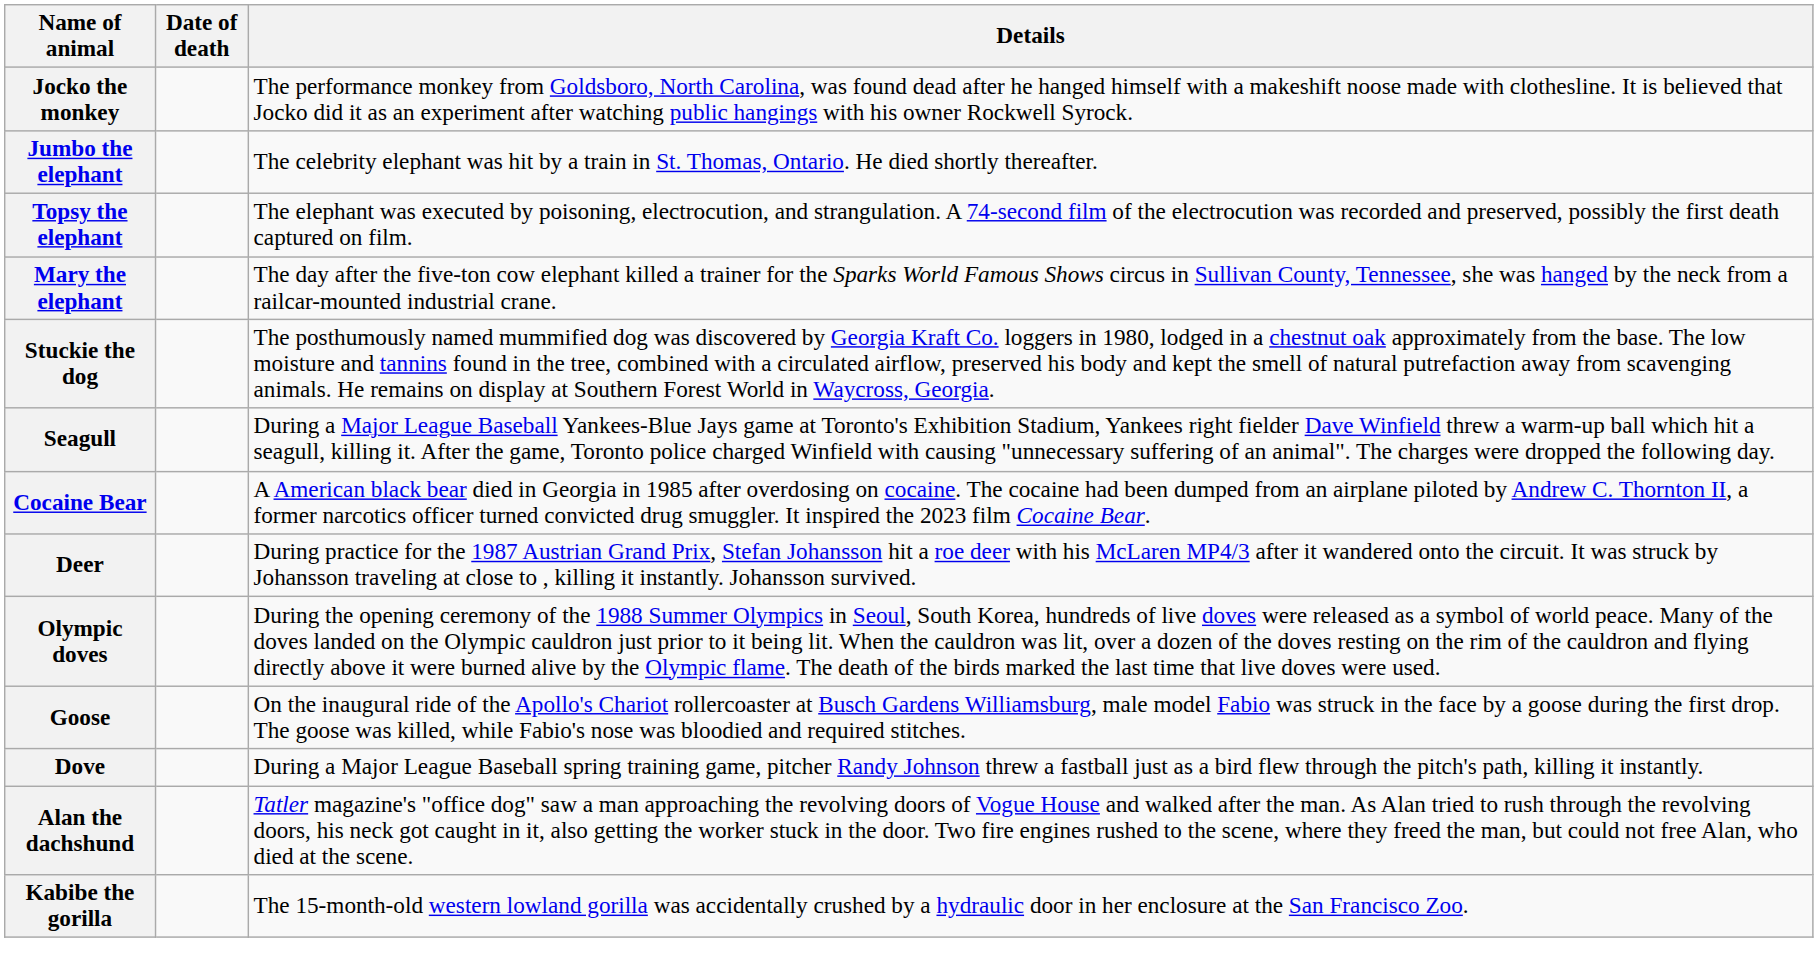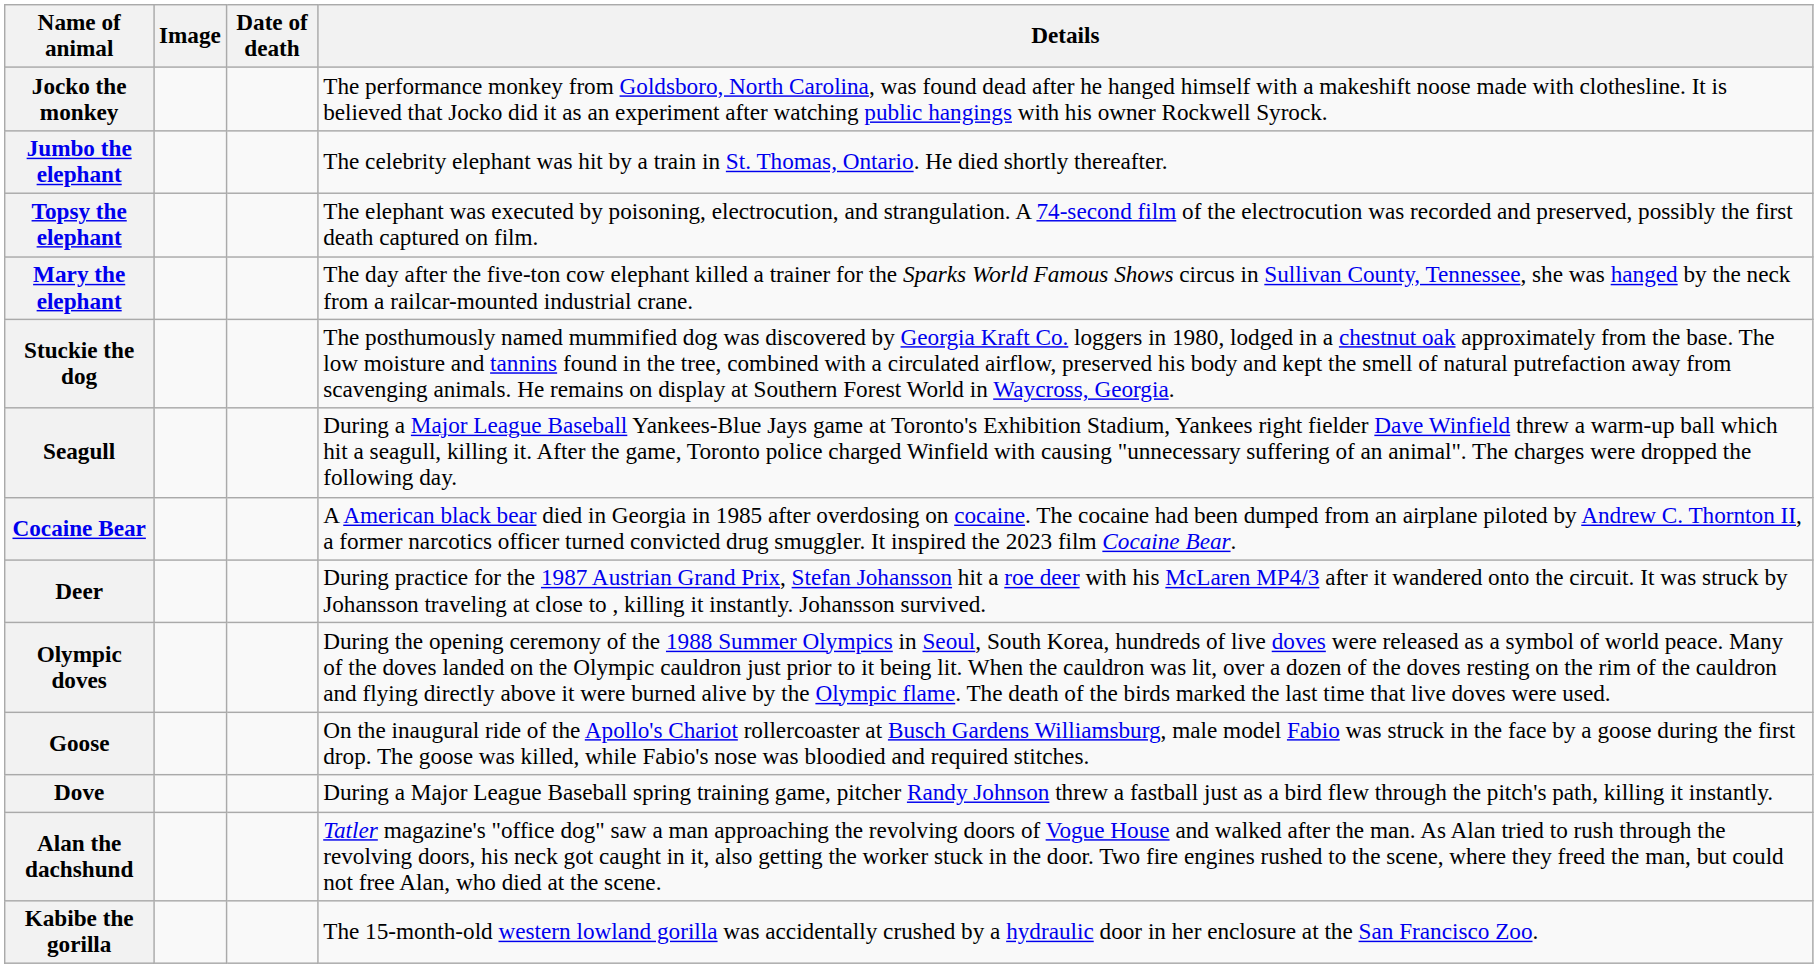+ column: (190, 35)
